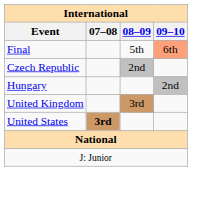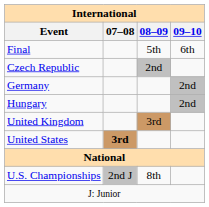(170, 49) lightsalmon background -> (187, 49) no background
+ row: (28, 85)
+ row: (54, 175)
